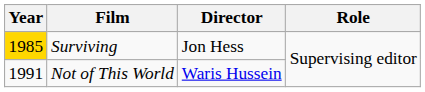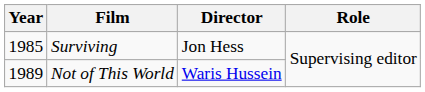(26, 45) gold background -> (26, 45) no background
(26, 73) 1991 -> (26, 73) 1989
